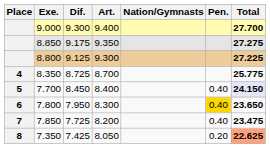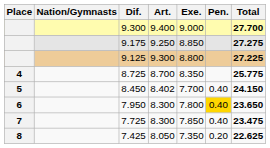columns swapped: (163, 12) <-> (49, 12)
(107, 43) 9.350 -> (162, 43) 9.250
(107, 89) 8.400 -> (162, 89) 8.402
(248, 89) lavender background -> (248, 89) no background
(107, 120) 8.200 -> (162, 120) 8.300
(248, 136) lightsalmon background -> (248, 136) no background
